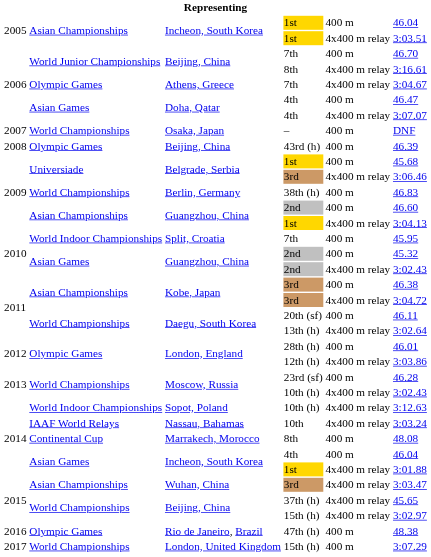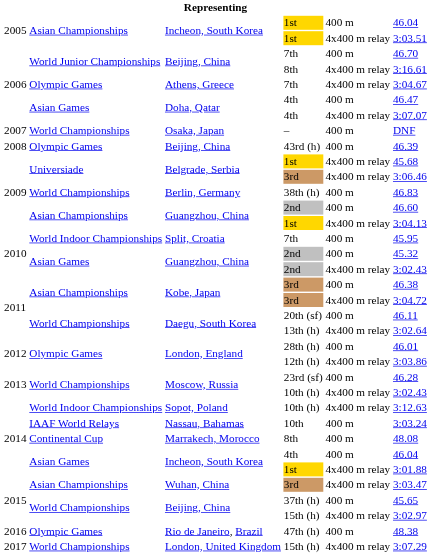(340, 161) 400 m -> (358, 161) 4x400 m relay
(358, 423) 4x400 m relay -> (340, 423) 400 m
(358, 500) 4x400 m relay -> (340, 500) 400 m
(340, 546) 400 m -> (358, 546) 4x400 m relay
